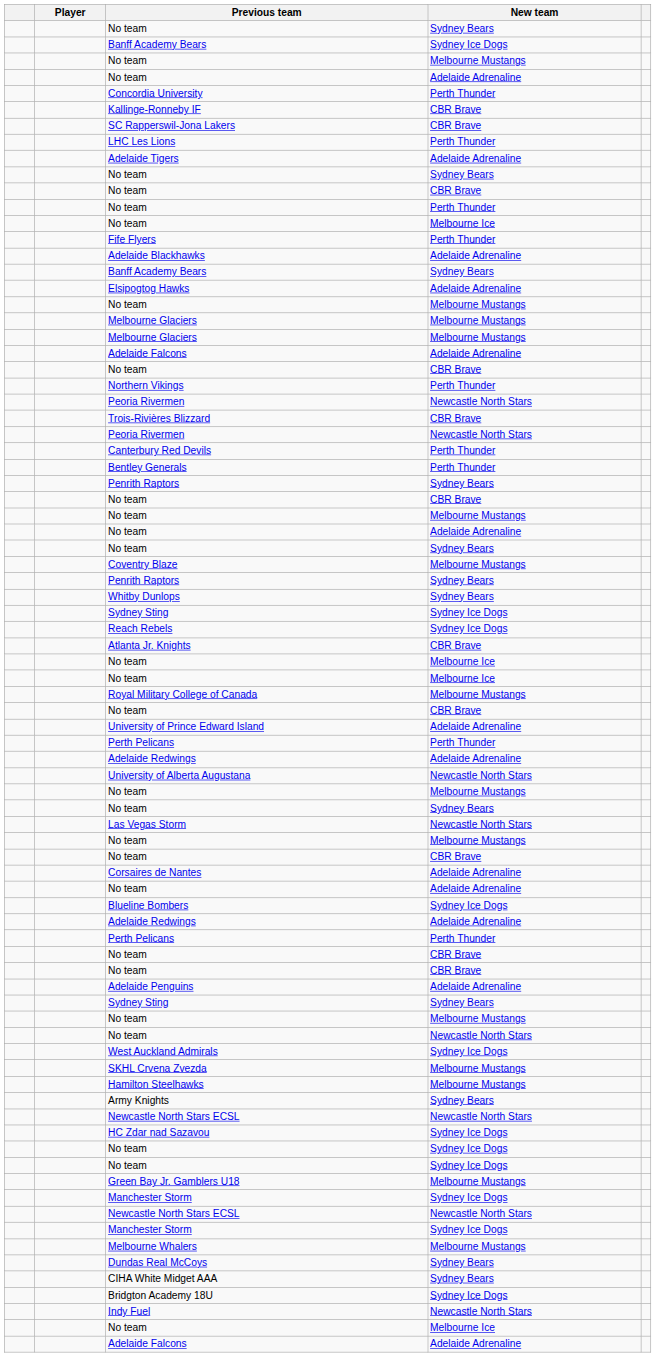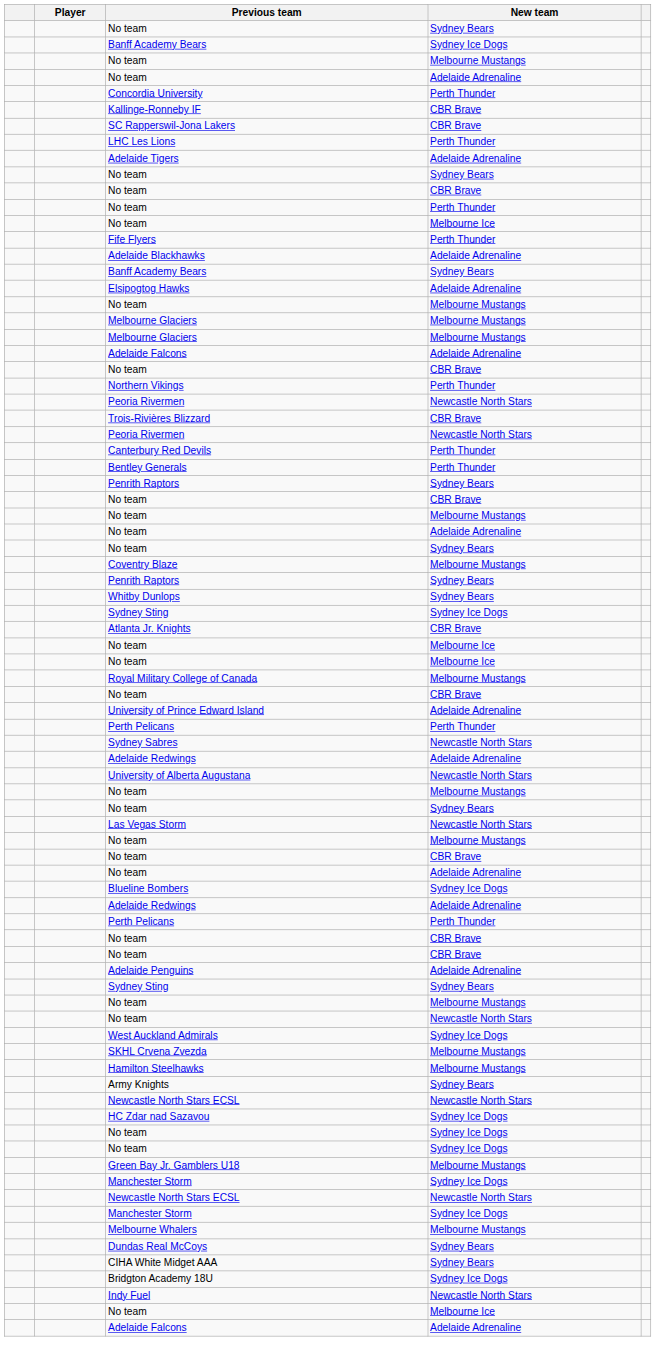- row: (140, 629)
+ row: (143, 743)
- row: (155, 873)
